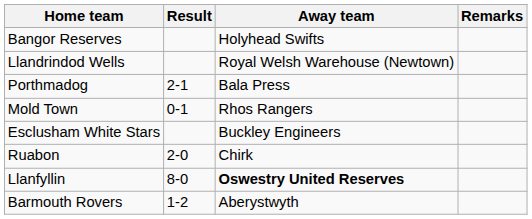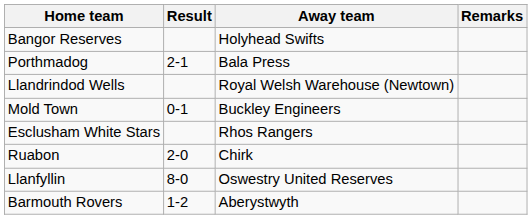rows swapped: (48, 86) <-> (66, 62)
(266, 109) Rhos Rangers -> (280, 109) Buckley Engineers
(280, 132) Buckley Engineers -> (266, 132) Rhos Rangers
(311, 179) bold -> (306, 179) normal
